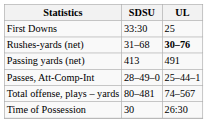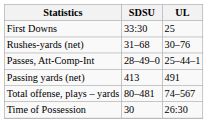(177, 45) bold -> (177, 45) normal
rows swapped: (46, 61) <-> (50, 77)
